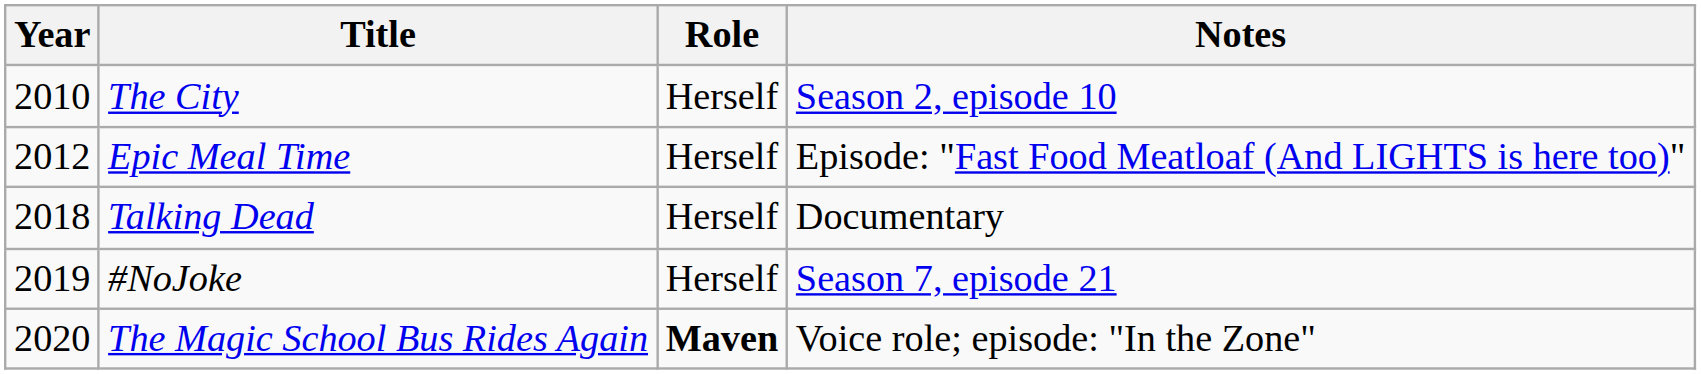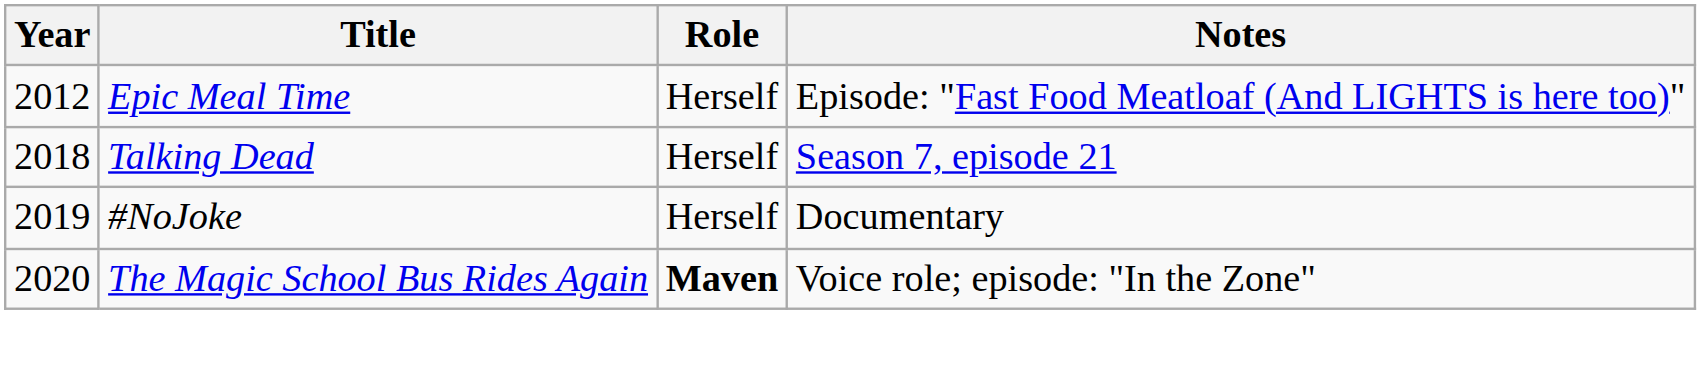- row: (173, 95)
(900, 216) Documentary -> (956, 156) Season 7, episode 21
(956, 277) Season 7, episode 21 -> (900, 216) Documentary
